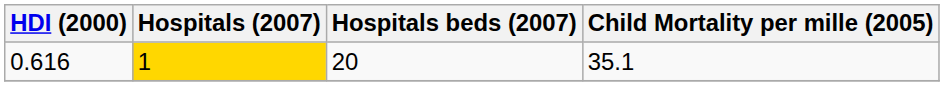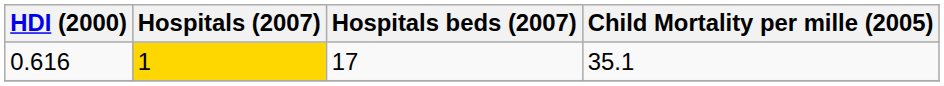(345, 61) 20 -> (345, 61) 17
